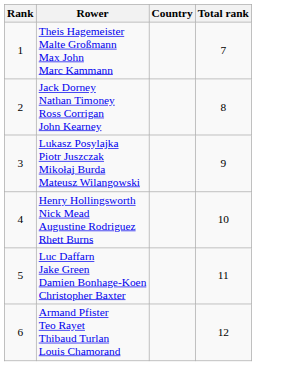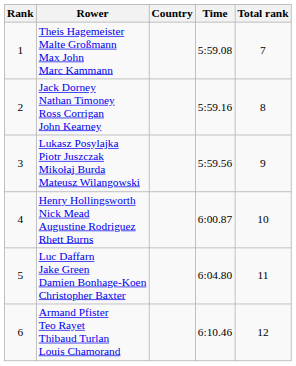+ column: (215, 13)
